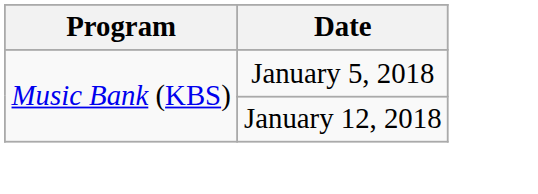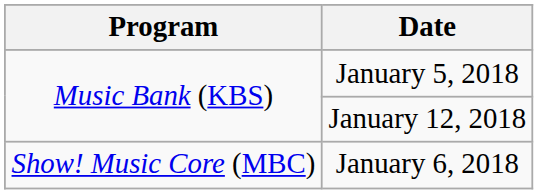+ row: (427, 164)
